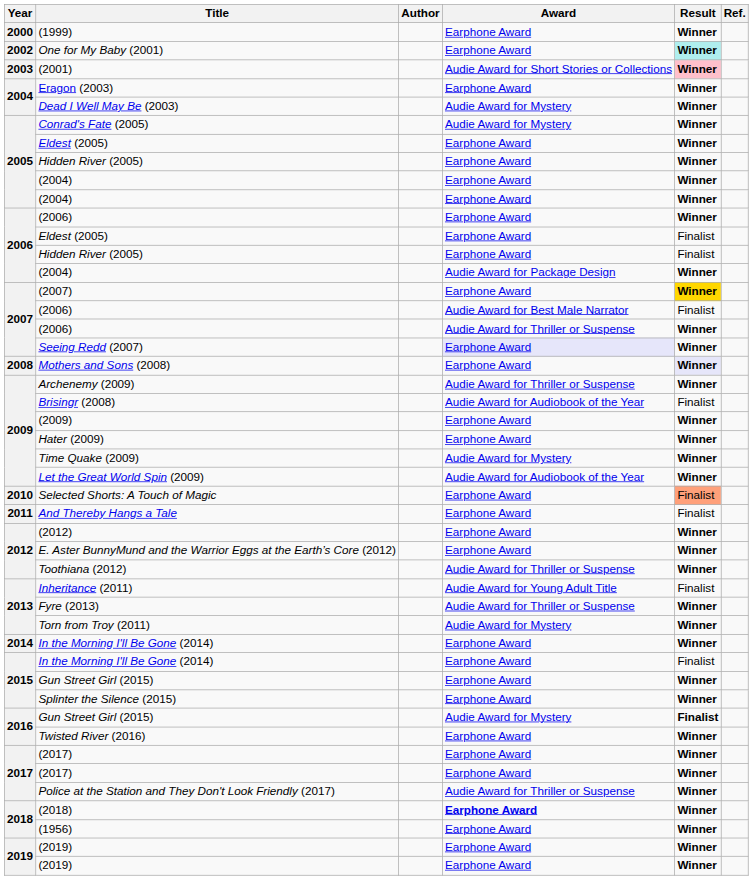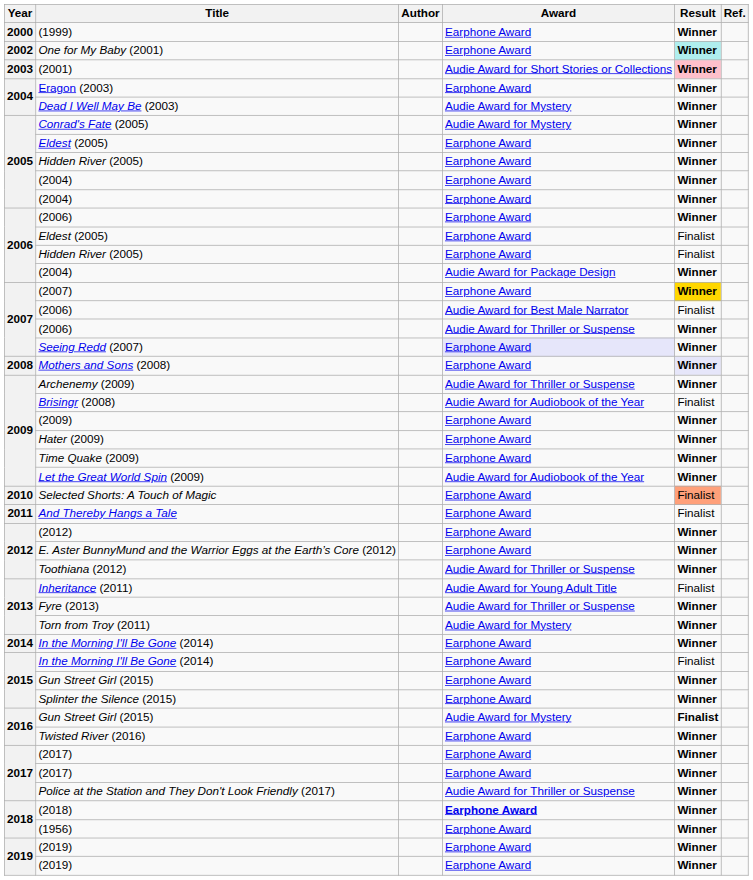(508, 458) Audie Award for Mystery -> (488, 458) Earphone Award
